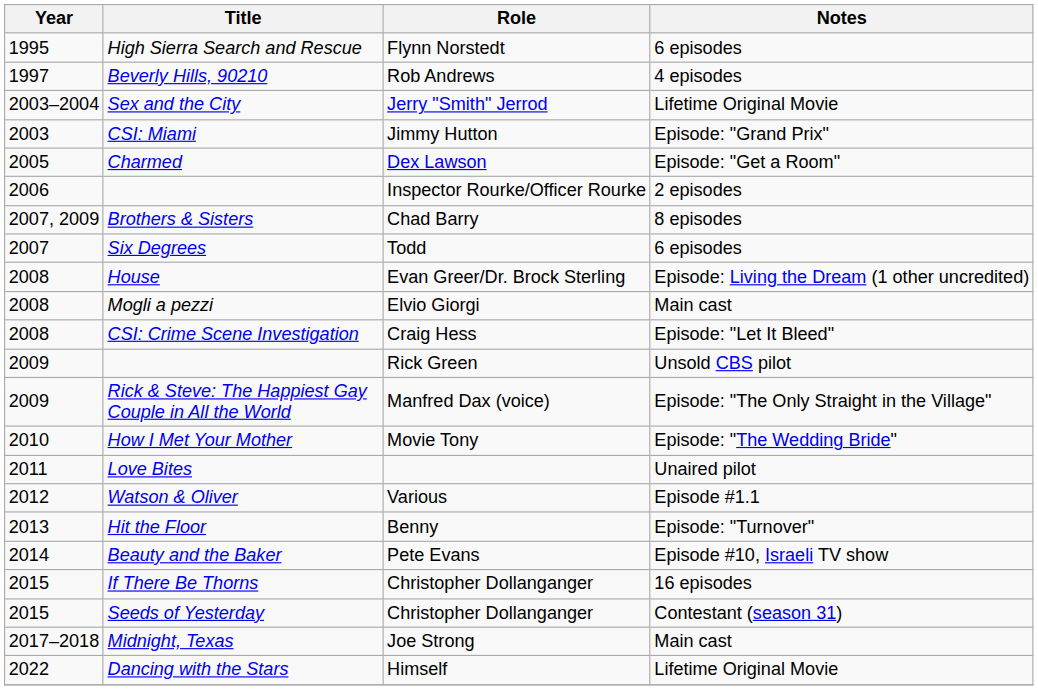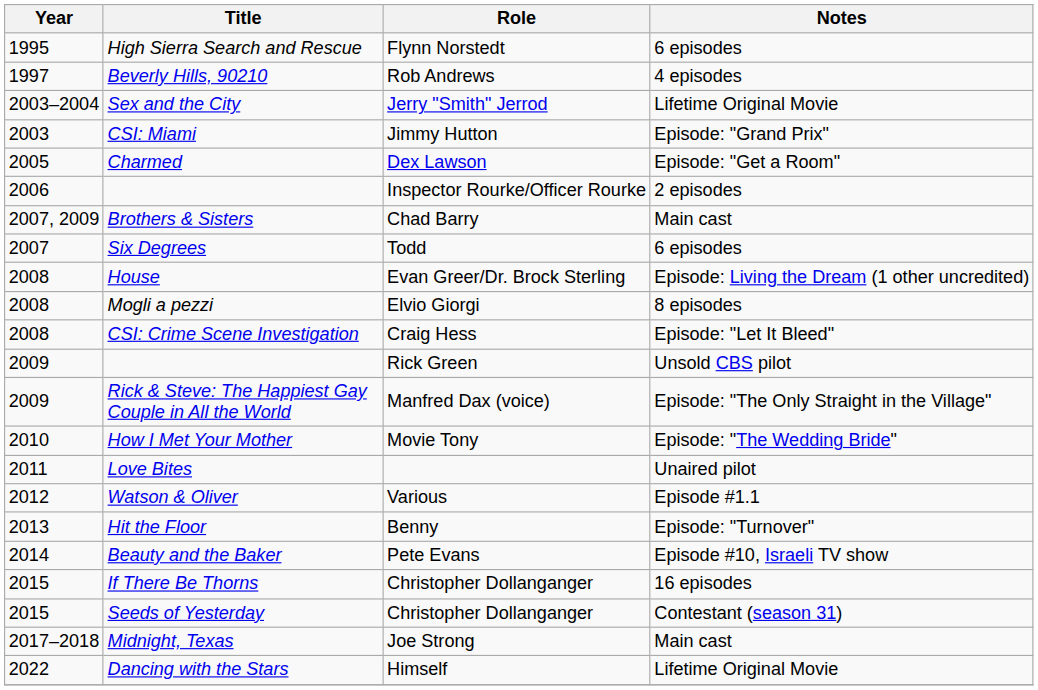(698, 219) 8 episodes -> (693, 219) Main cast
(693, 305) Main cast -> (698, 305) 8 episodes
